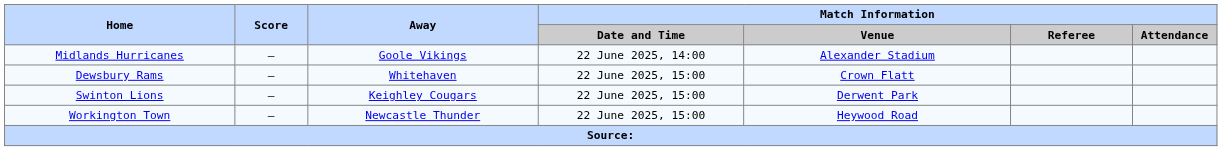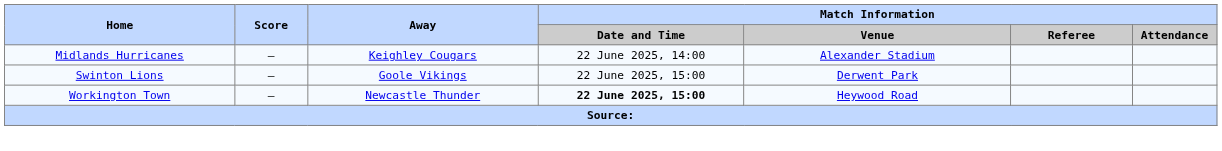(423, 55) Goole Vikings -> (423, 55) Keighley Cougars
- row: (120, 75)
(423, 95) Keighley Cougars -> (423, 75) Goole Vikings
(641, 115) normal -> (641, 95) bold
